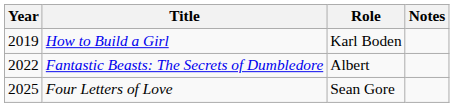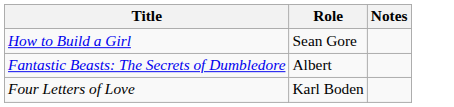- column: (23, 16)
(366, 41) Karl Boden -> (325, 41) Sean Gore
(363, 89) Sean Gore -> (328, 89) Karl Boden
